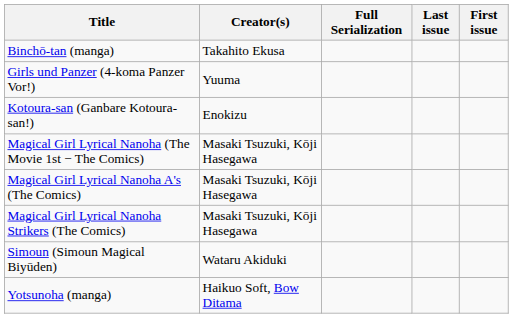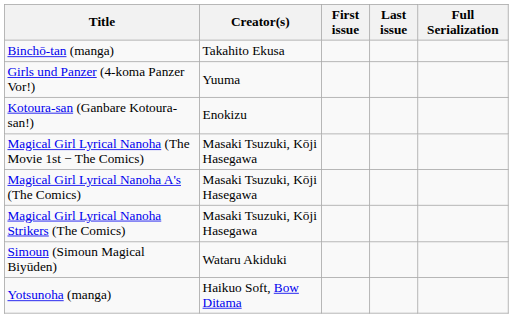columns swapped: (484, 22) <-> (366, 22)
